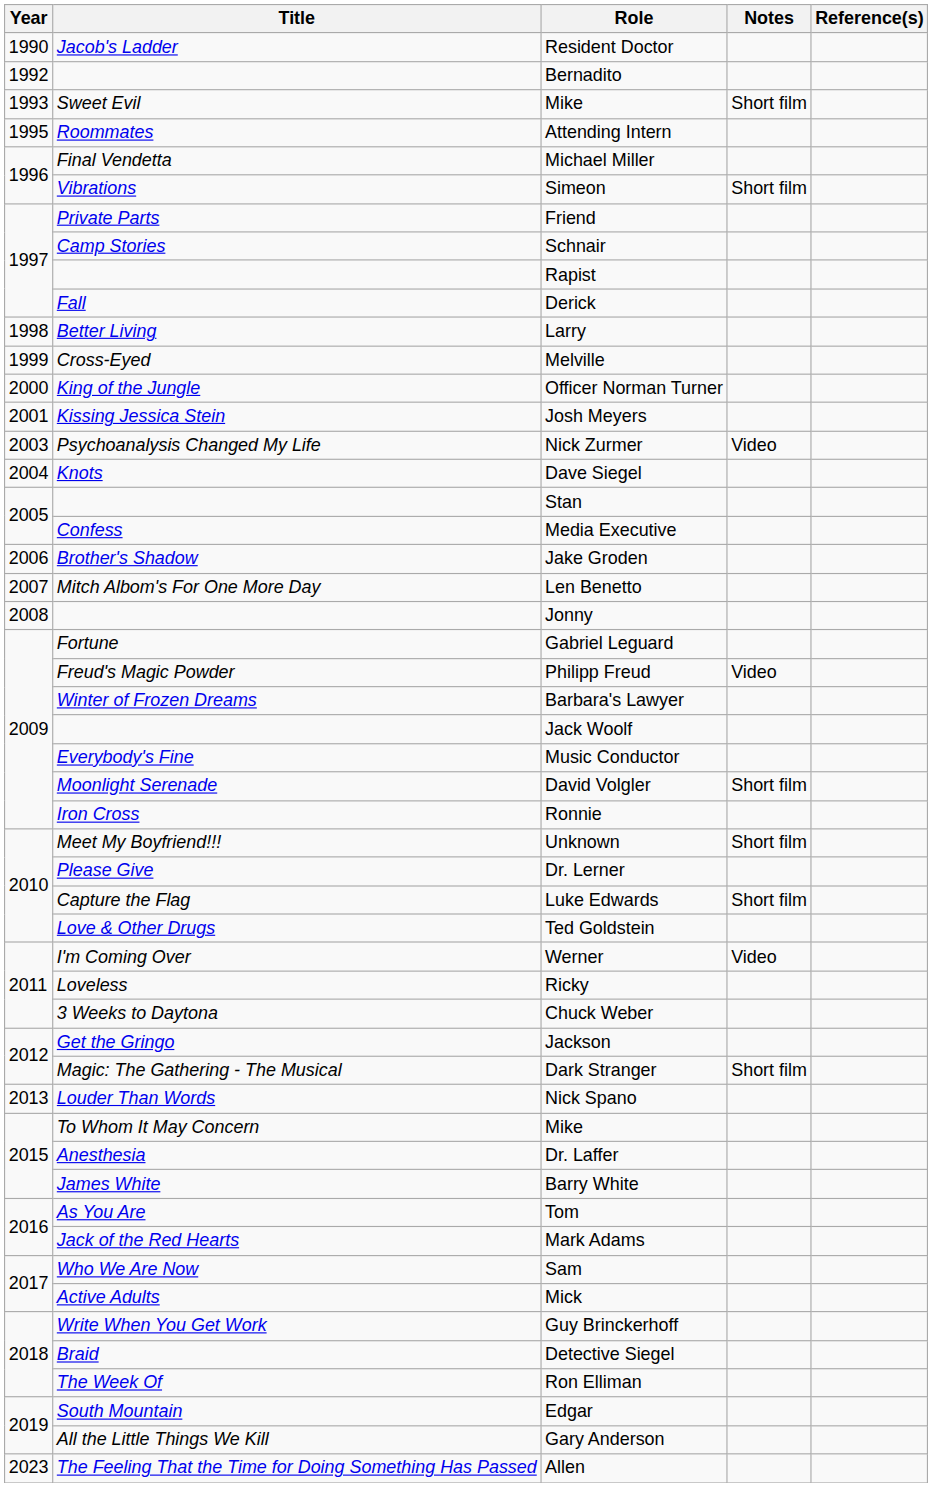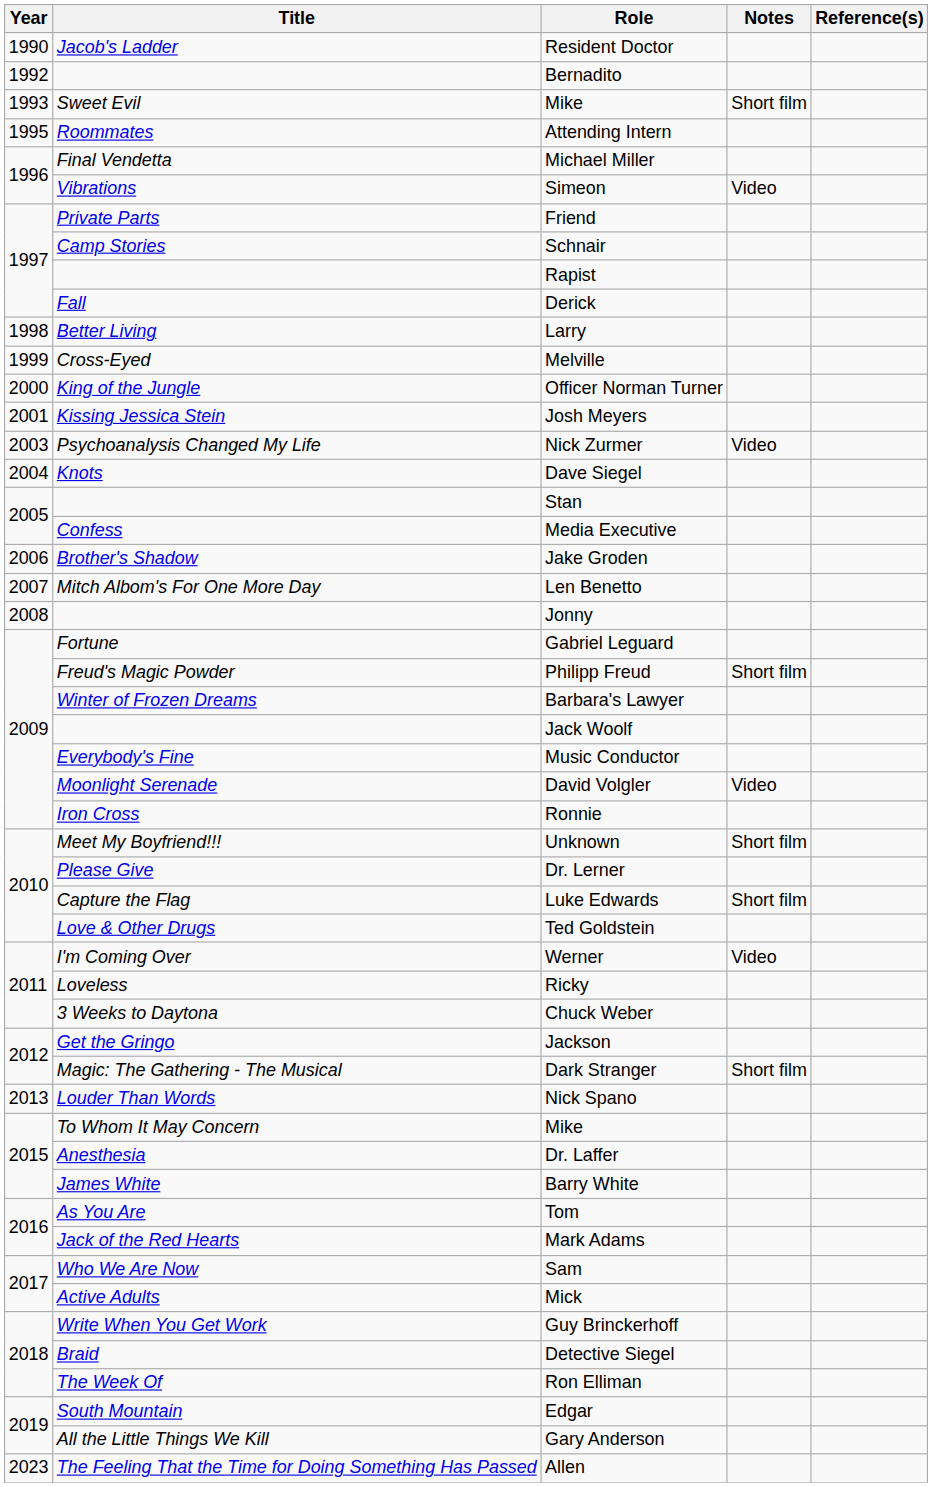(769, 189) Short film -> (754, 189) Video
(754, 672) Video -> (769, 672) Short film
(769, 786) Short film -> (754, 786) Video
